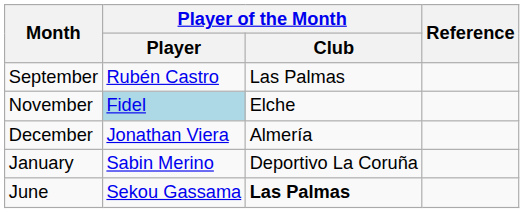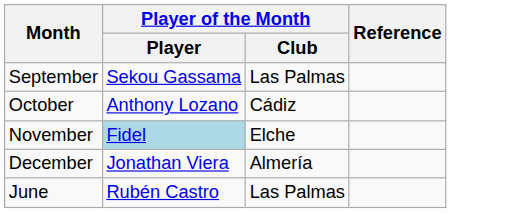(163, 76) Rubén Castro -> (174, 76) Sekou Gassama
+ row: (41, 105)
- row: (41, 163)
(174, 192) Sekou Gassama -> (163, 192) Rubén Castro
(300, 192) bold -> (297, 192) normal
